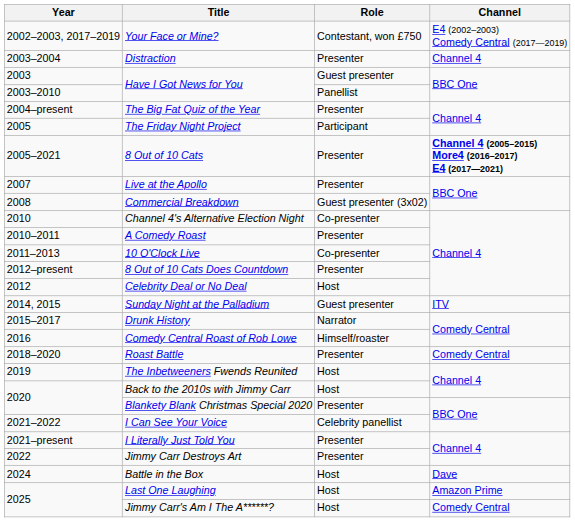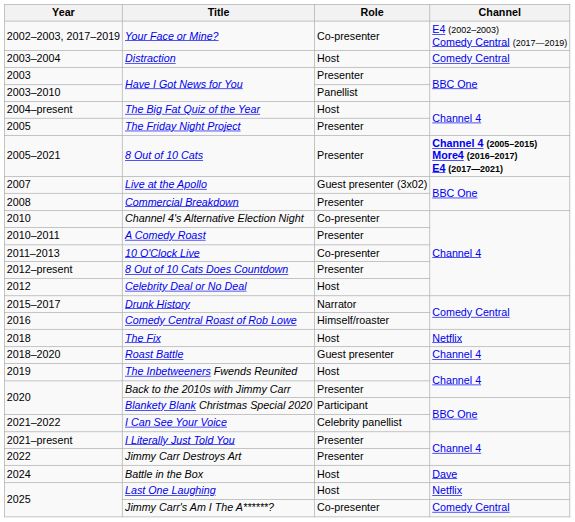(369, 36) Contestant, won £750 -> (348, 36) Co-presenter
(340, 59) Presenter -> (328, 59) Host
(457, 59) Channel 4 -> (471, 59) Comedy Central
(356, 76) Guest presenter -> (340, 76) Presenter
(340, 110) Presenter -> (328, 110) Host
(342, 127) Participant -> (340, 127) Presenter
(340, 185) Presenter -> (372, 185) Guest presenter (3x02)
(372, 202) Guest presenter (3x02) -> (340, 202) Presenter
- row: (34, 304)
+ row: (19, 338)
(340, 355) Presenter -> (356, 355) Guest presenter
(471, 355) Comedy Central -> (457, 355) Channel 4
(328, 389) Host -> (340, 389) Presenter
(340, 406) Presenter -> (342, 406) Participant
(467, 491) Amazon Prime -> (447, 491) Netflix
(328, 508) Host -> (348, 508) Co-presenter
